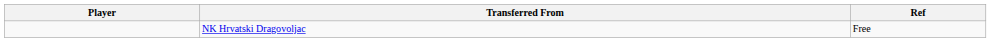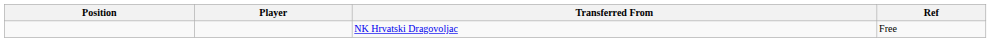+ column: (99, 12)
